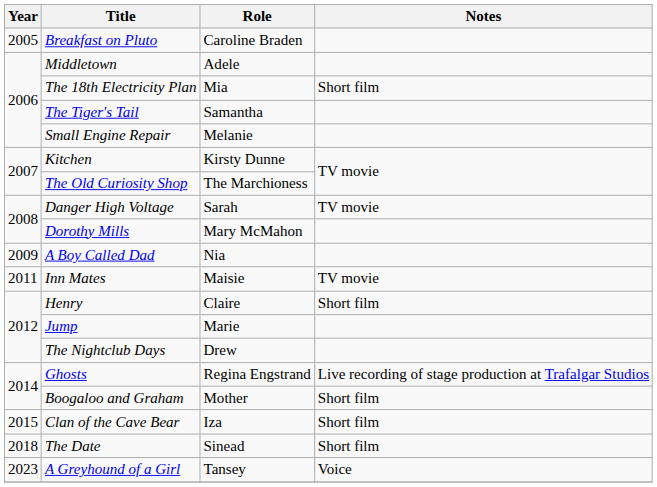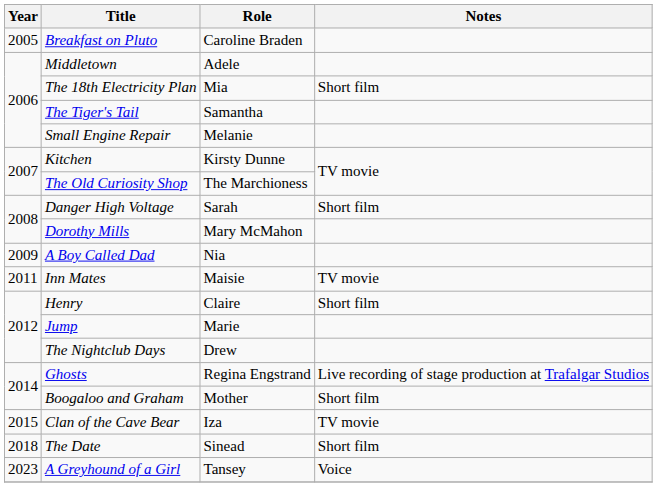(348, 207) TV movie -> (348, 207) Short film
(348, 421) Short film -> (348, 421) TV movie
